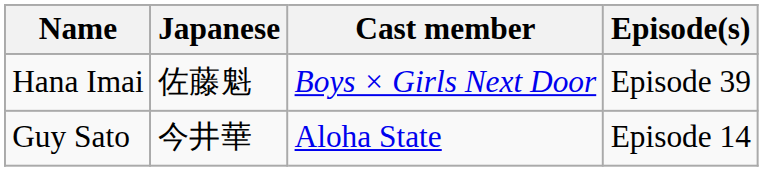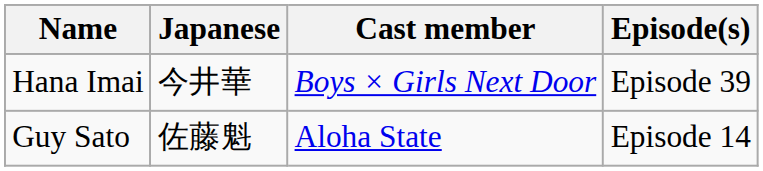(205, 81) 佐藤魁 -> (205, 81) 今井華
(205, 136) 今井華 -> (205, 136) 佐藤魁
